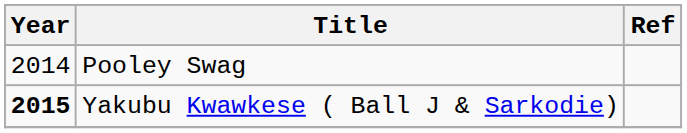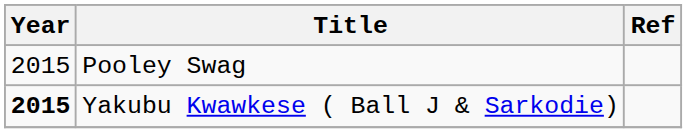(41, 66) 2014 -> (41, 66) 2015
